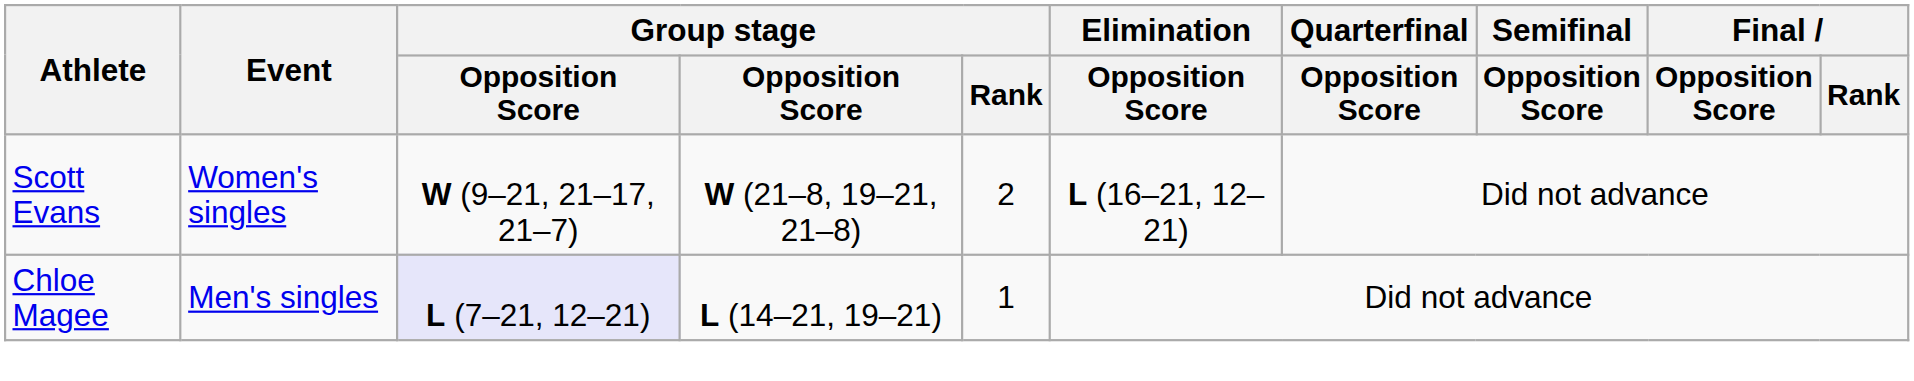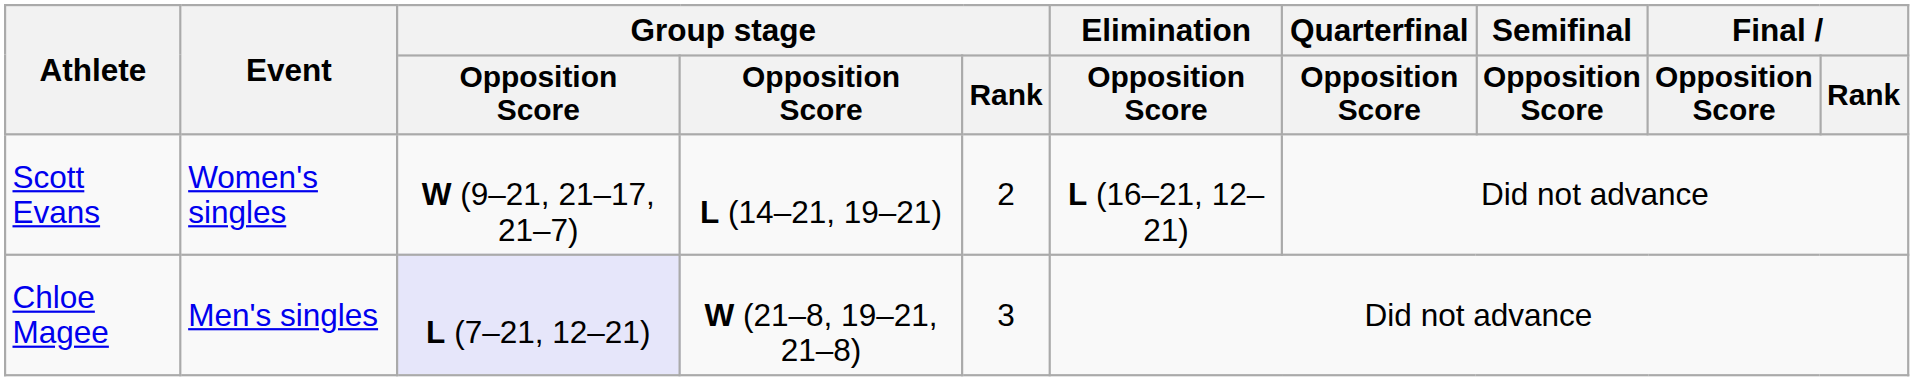(821, 213) W (21–8, 19–21, 21–8) -> (821, 213) L (14–21, 19–21)
(821, 315) L (14–21, 19–21) -> (821, 333) W (21–8, 19–21, 21–8)
(1006, 298) 1 -> (1006, 315) 3
